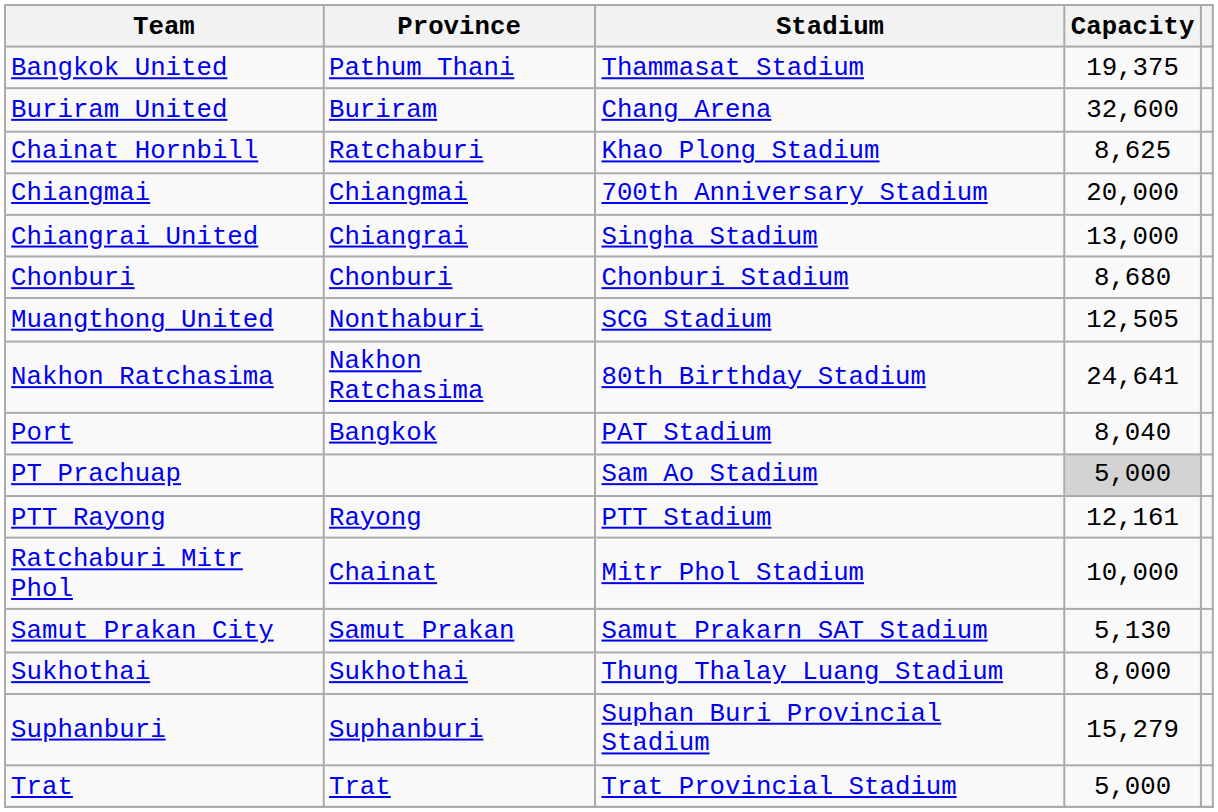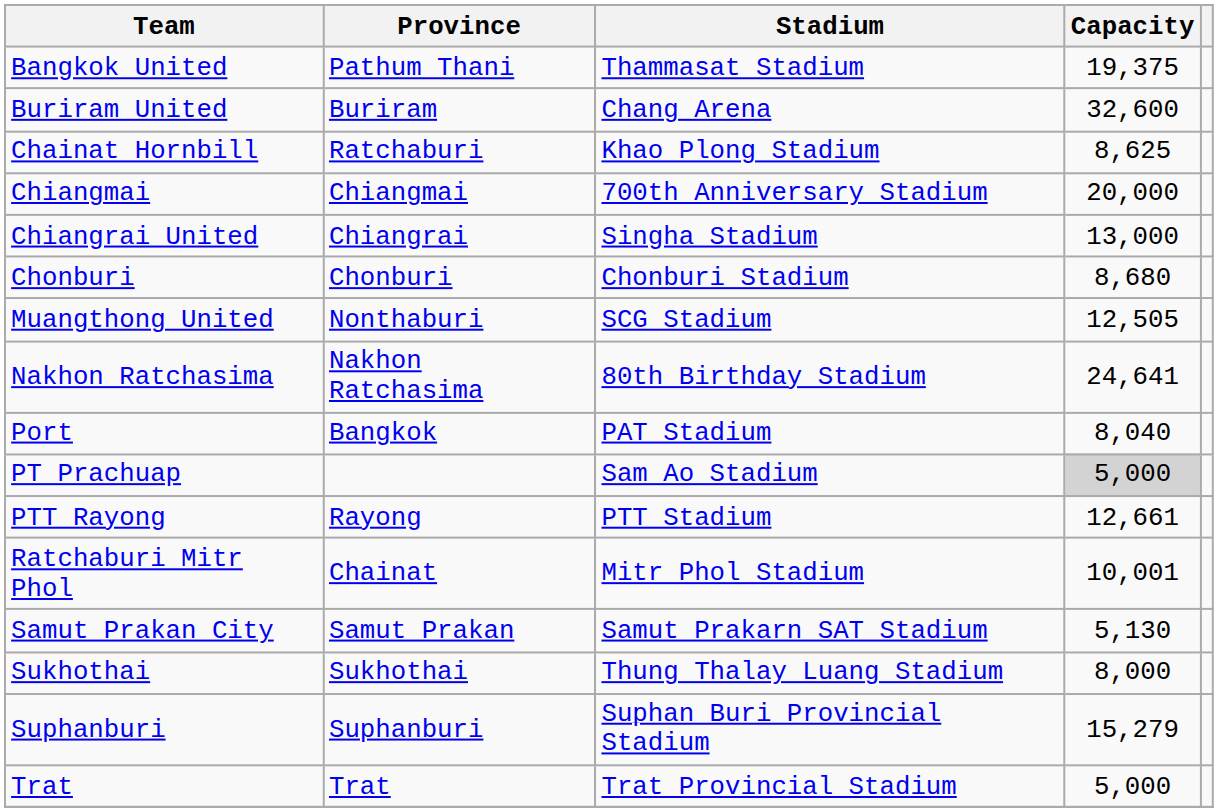(1133, 517) 12,161 -> (1133, 517) 12,661
(1133, 574) 10,000 -> (1133, 574) 10,001
